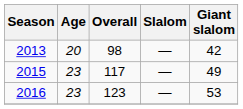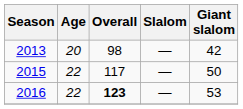(73, 72) 23 -> (73, 72) 22
(214, 72) 49 -> (214, 72) 50
(73, 93) 23 -> (73, 93) 22
(115, 93) normal -> (115, 93) bold
